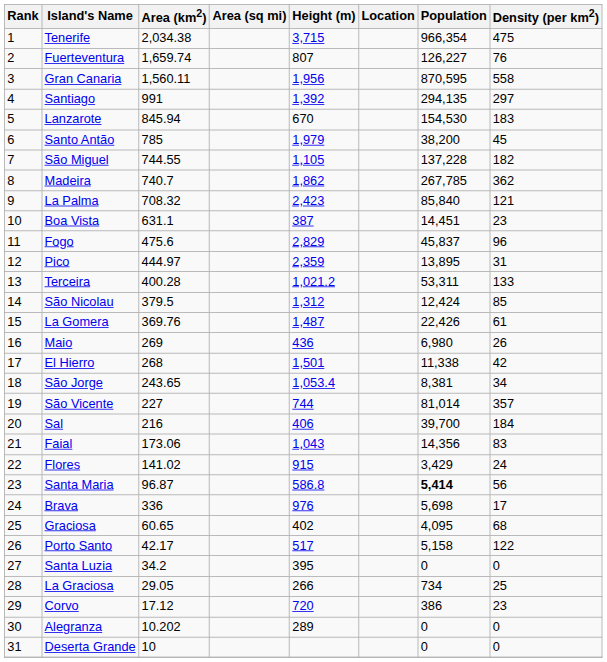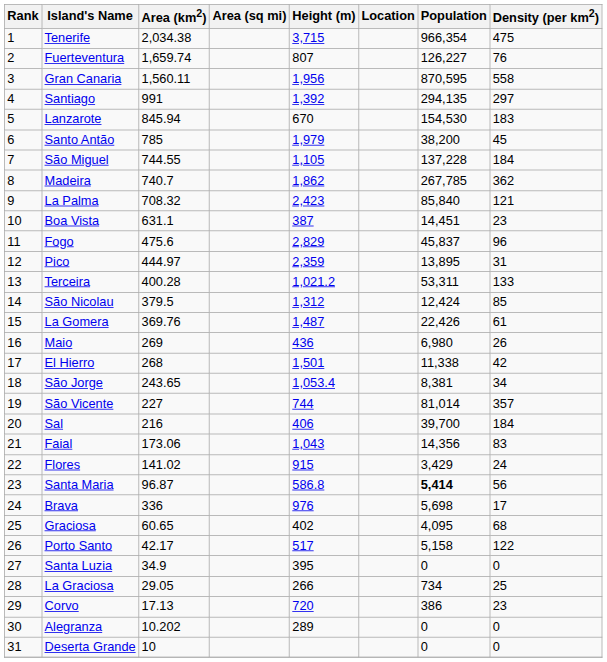(503, 160) 182 -> (503, 160) 184
(154, 566) 34.2 -> (154, 566) 34.9
(158, 606) 17.12 -> (158, 606) 17.13
